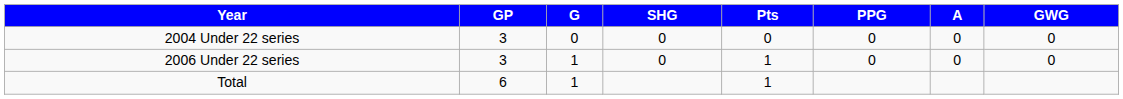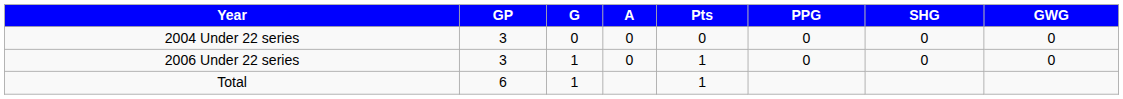columns swapped: (957, 15) <-> (662, 15)
